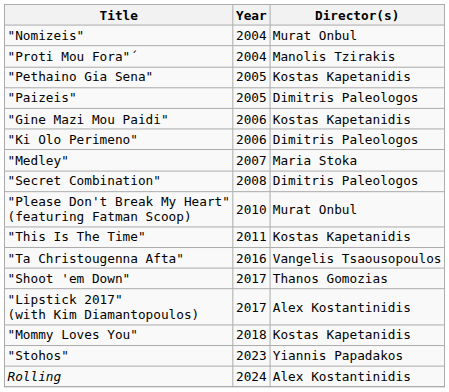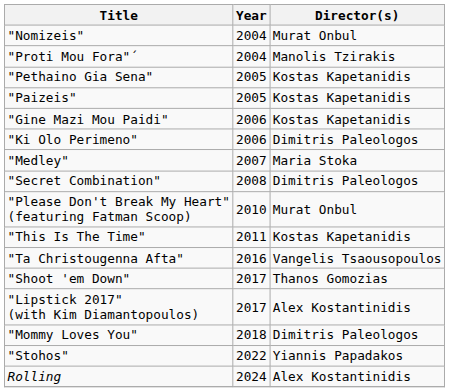(346, 98) Dimitris Paleologos -> (342, 98) Kostas Kapetanidis
(342, 335) Kostas Kapetanidis -> (346, 335) Dimitris Paleologos
(251, 356) 2023 -> (251, 356) 2022
